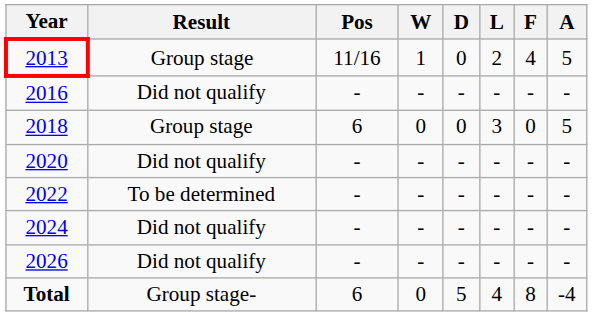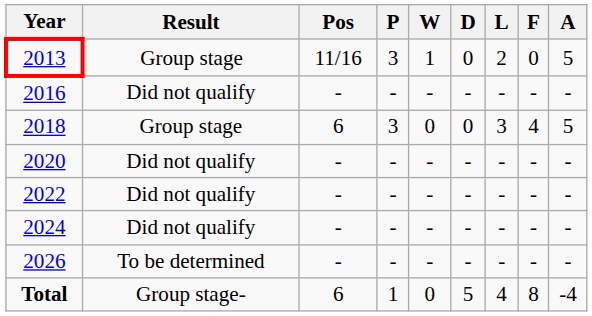+ column: (393, 21)
(531, 57) 4 -> (534, 57) 0
(531, 127) 0 -> (534, 127) 4
(201, 194) To be determined -> (191, 194) Did not qualify
(201, 260) Did not qualify -> (191, 260) To be determined
